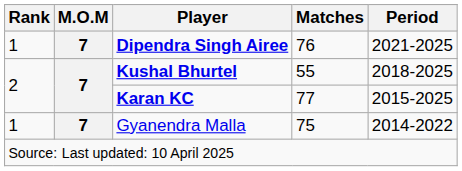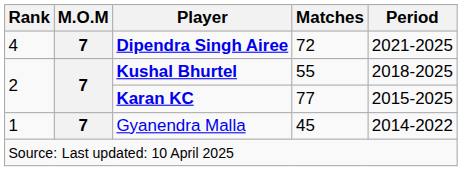(13, 44) 1 -> (13, 44) 4
(306, 44) 76 -> (306, 44) 72
(306, 125) 75 -> (306, 125) 45
